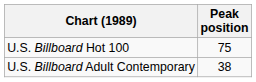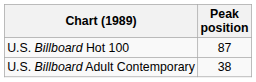(224, 47) 75 -> (224, 47) 87
